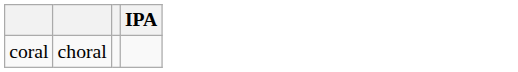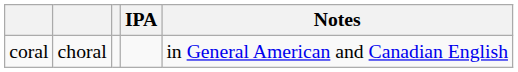+ column: (337, 20)
